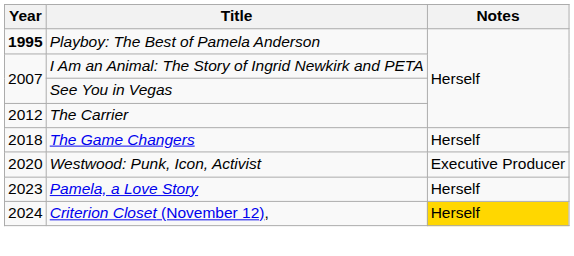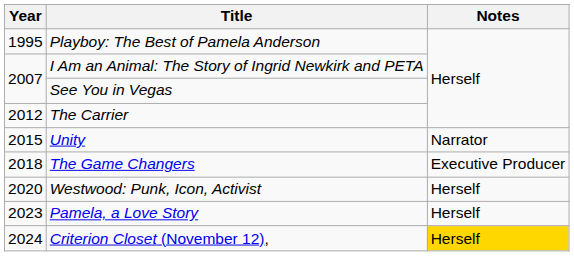(25, 41) bold -> (25, 41) normal
+ row: (67, 139)
(455, 139) Herself -> (498, 164) Executive Producer
(498, 164) Executive Producer -> (455, 189) Herself
